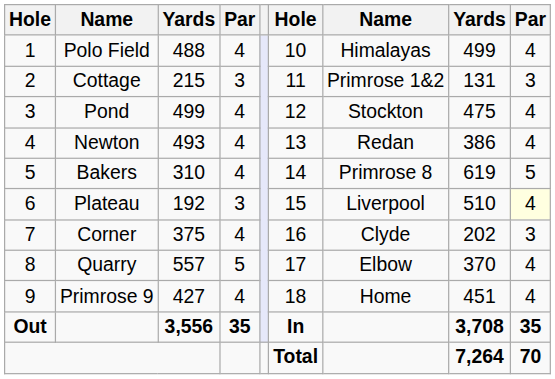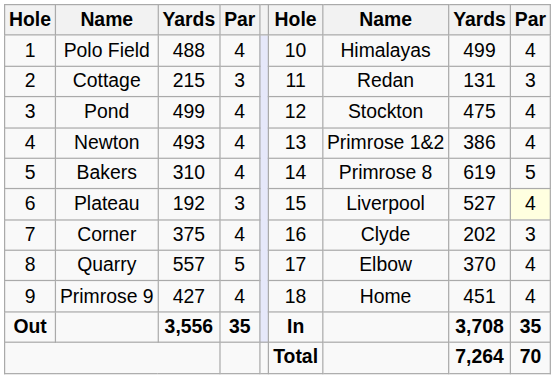(386, 81) Primrose 1&2 -> (386, 81) Redan
(386, 142) Redan -> (386, 142) Primrose 1&2
(480, 204) 510 -> (480, 204) 527
